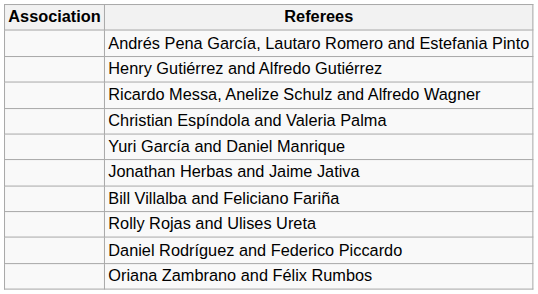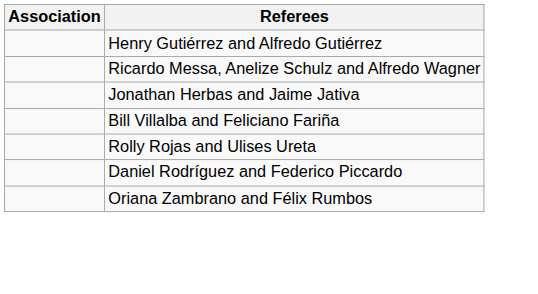- row: (319, 43)
- row: (247, 120)
- row: (227, 146)
